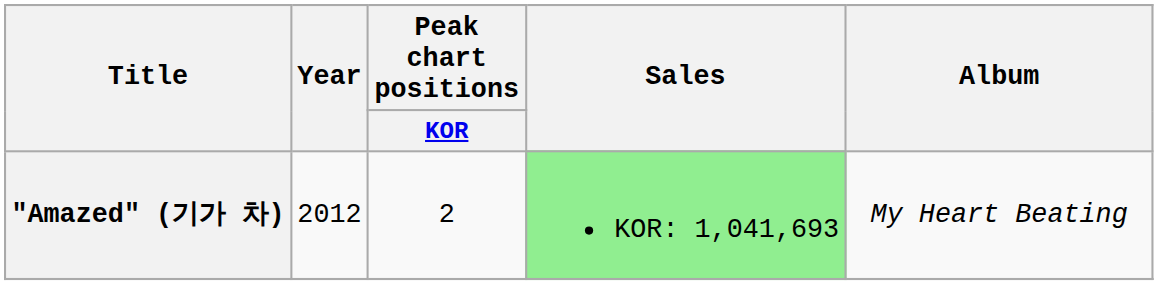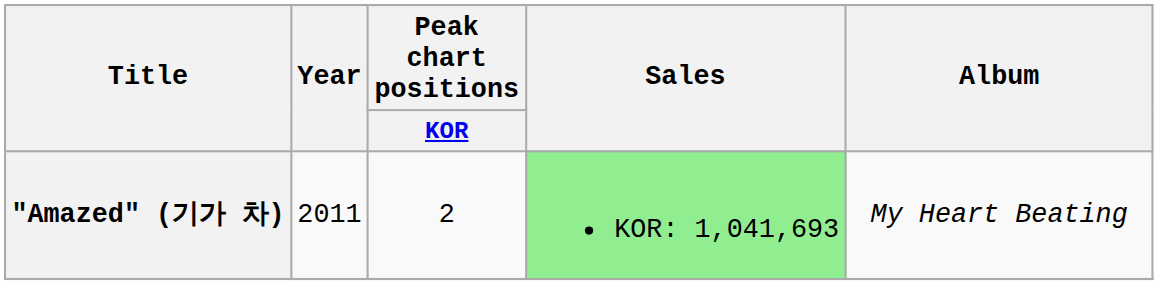(330, 215) 2012 -> (330, 215) 2011
